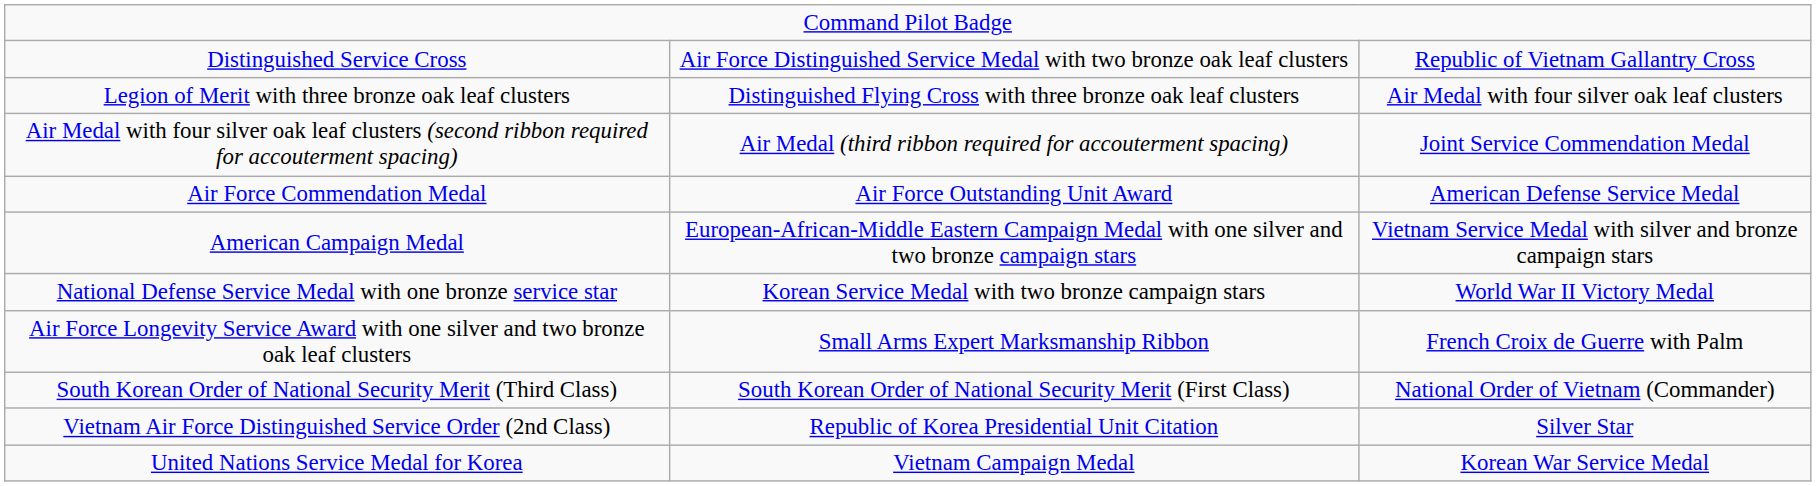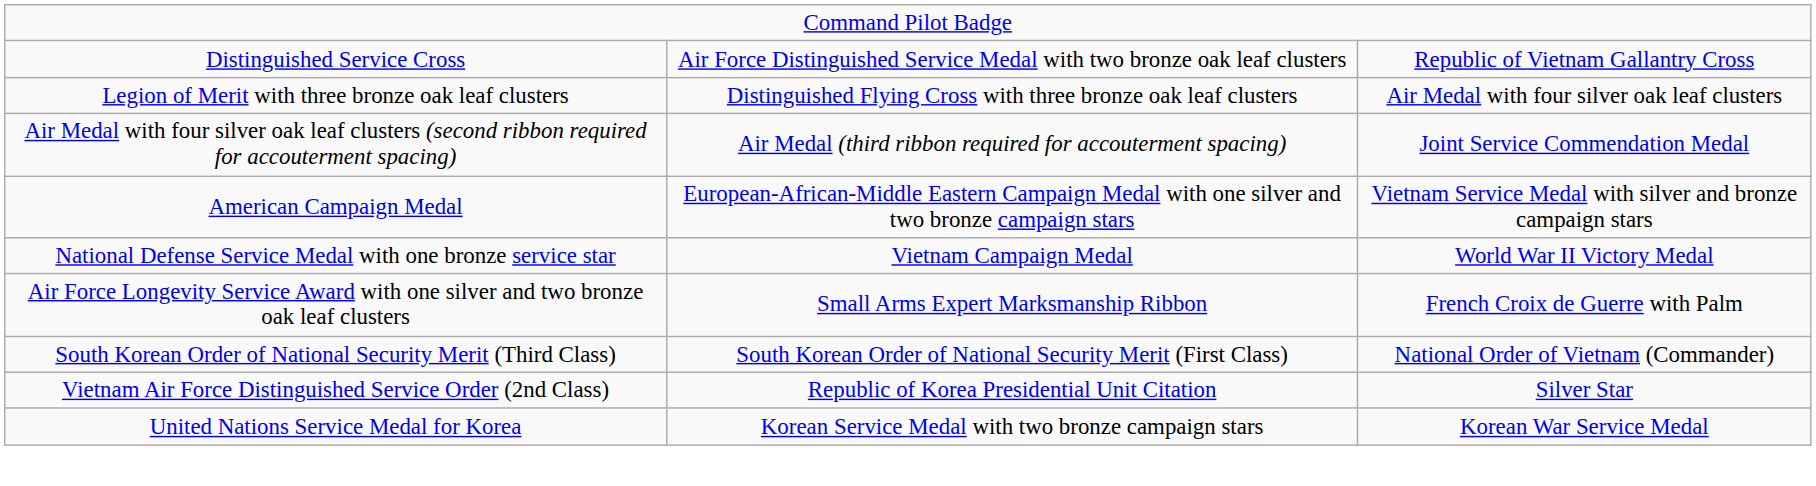- row: (337, 193)
(1014, 291) Korean Service Medal with two bronze campaign stars -> (1012, 255) Vietnam Campaign Medal
(1014, 462) Vietnam Campaign Medal -> (1012, 426) Korean Service Medal with two bronze campaign stars
